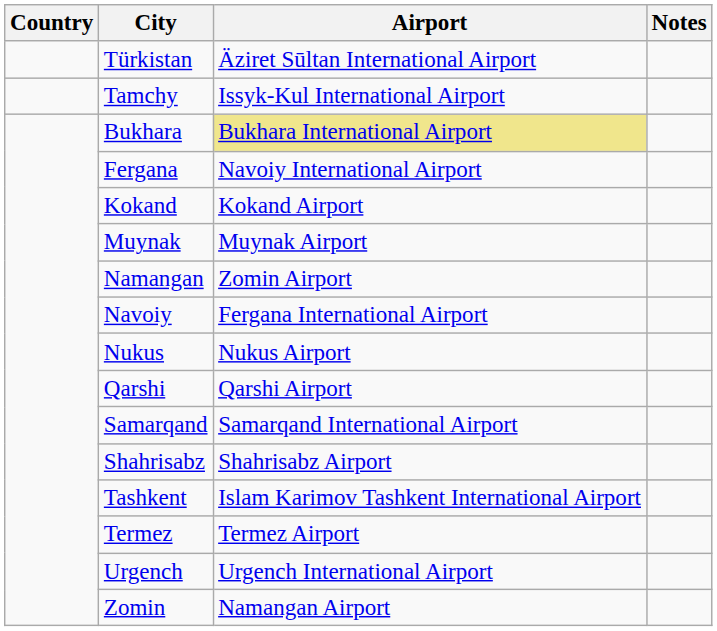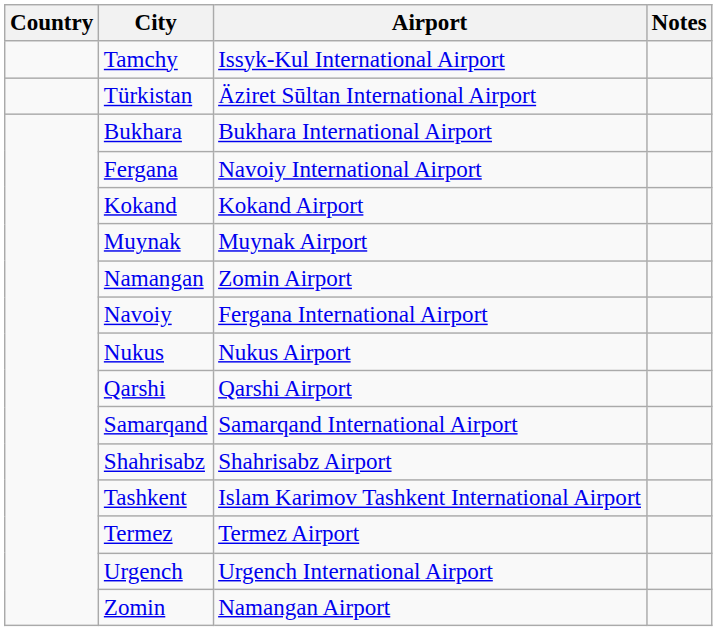rows swapped: (148, 59) <-> (141, 95)
(355, 132) khaki background -> (355, 132) no background
